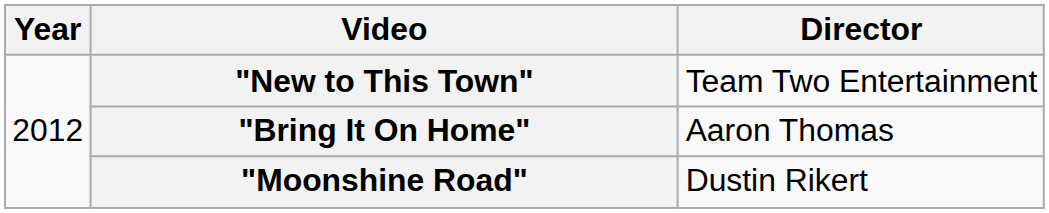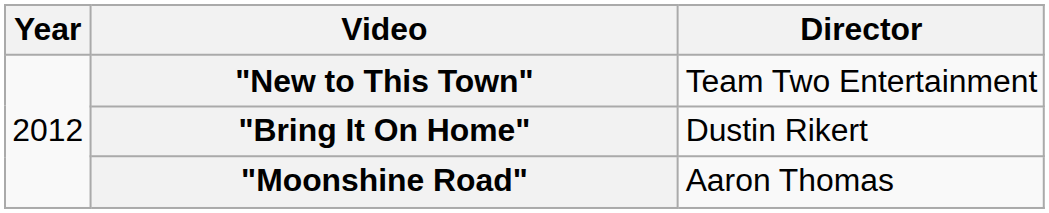(790, 130) Aaron Thomas -> (777, 130) Dustin Rikert
(777, 181) Dustin Rikert -> (790, 181) Aaron Thomas
